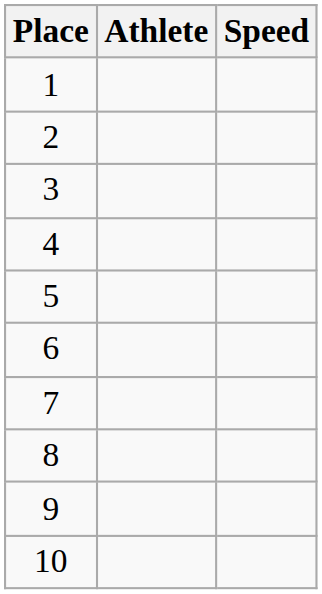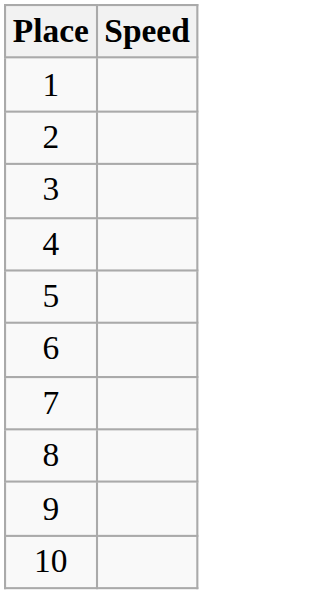- column: (156, 31)
